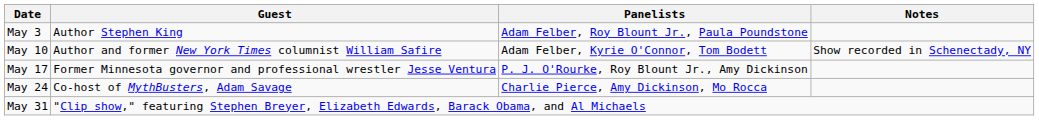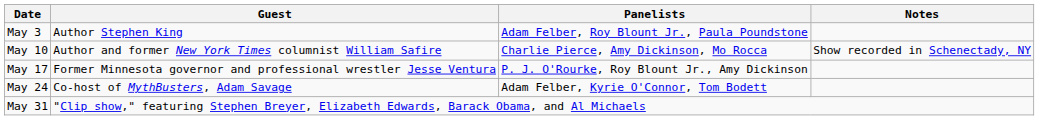(634, 51) Adam Felber, Kyrie O'Connor, Tom Bodett -> (634, 51) Charlie Pierce, Amy Dickinson, Mo Rocca
(634, 87) Charlie Pierce, Amy Dickinson, Mo Rocca -> (634, 87) Adam Felber, Kyrie O'Connor, Tom Bodett
